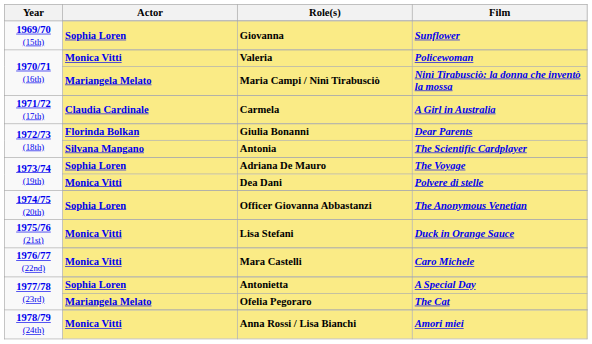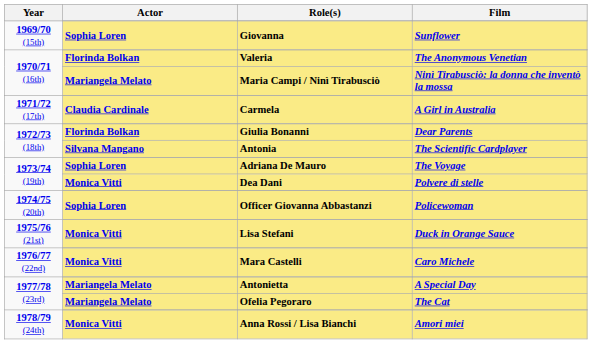(93, 58) Monica Vitti -> (102, 58) Florinda Bolkan
(444, 58) Policewoman -> (471, 58) The Anonymous Venetian
(471, 205) The Anonymous Venetian -> (444, 205) Policewoman
(96, 285) Sophia Loren -> (108, 285) Mariangela Melato
